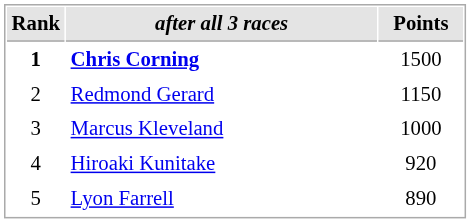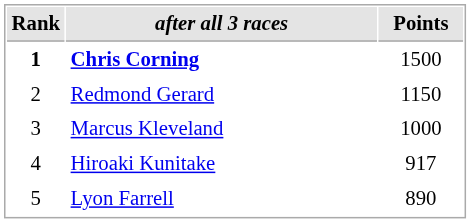(421, 163) 920 -> (421, 163) 917
